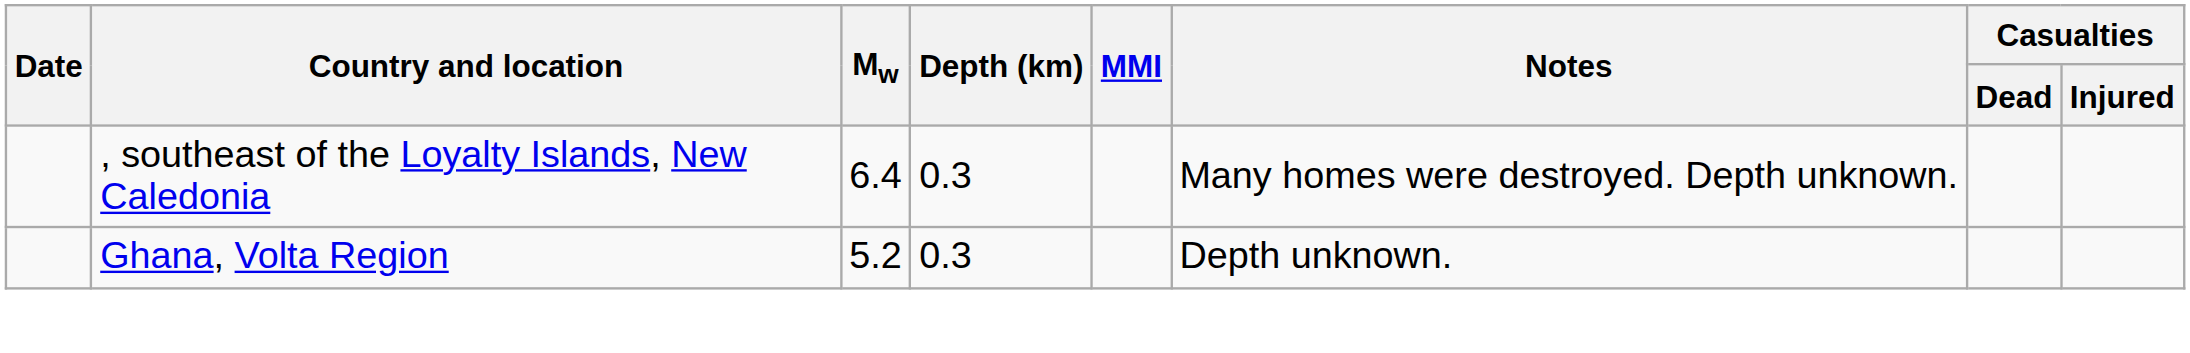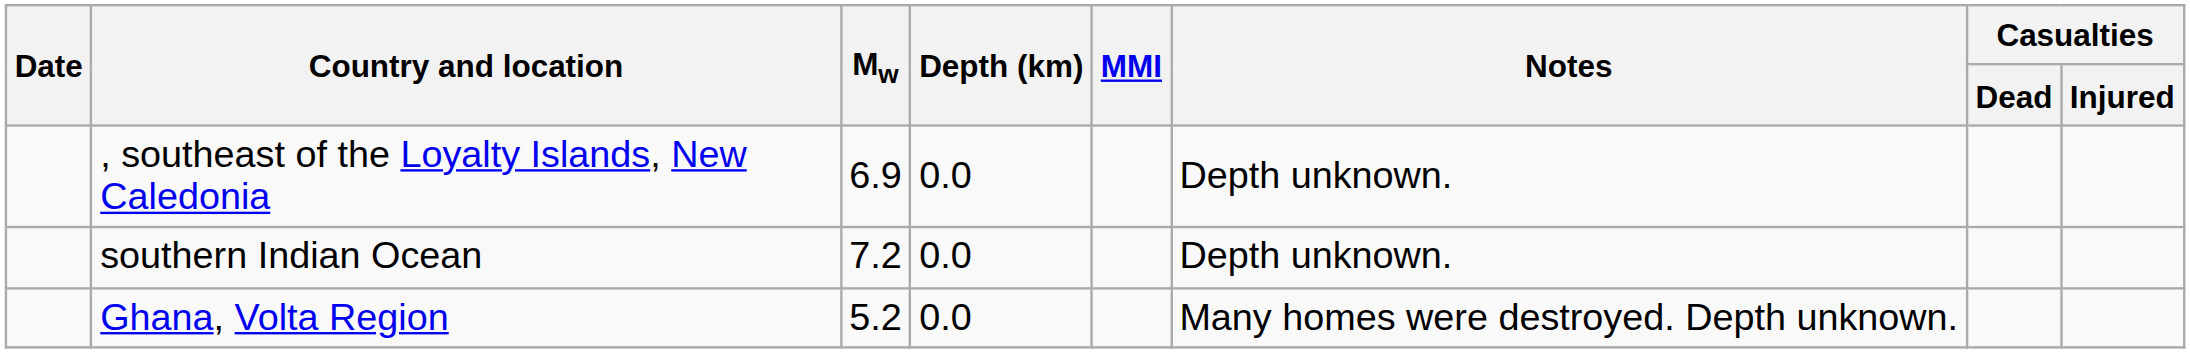(875, 175) 6.4 -> (875, 175) 6.9
(945, 175) 0.3 -> (945, 175) 0.0
(1569, 175) Many homes were destroyed. Depth unknown. -> (1316, 175) Depth unknown.
+ row: (291, 256)
(945, 256) 0.3 -> (945, 316) 0.0
(1316, 256) Depth unknown. -> (1569, 316) Many homes were destroyed. Depth unknown.
